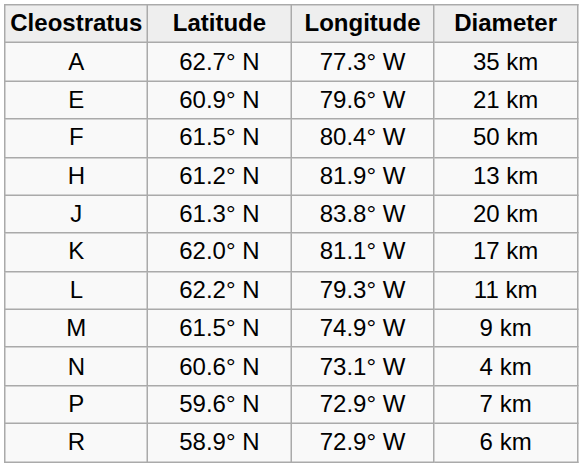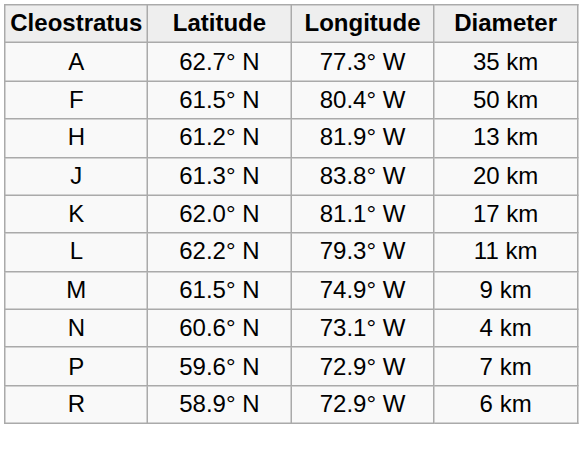- row: (506, 99)
